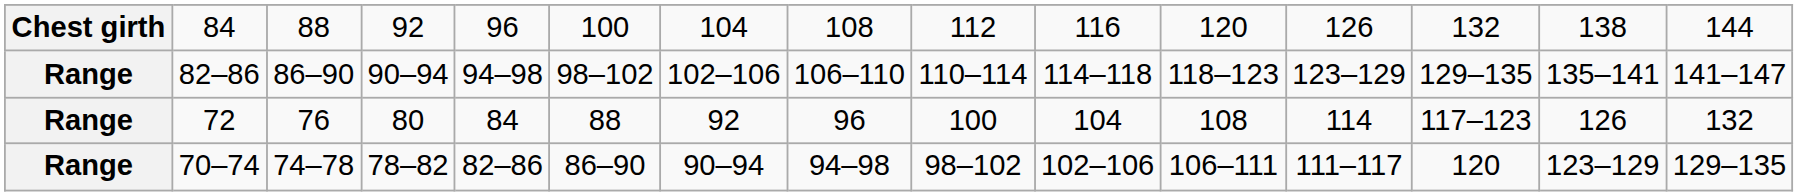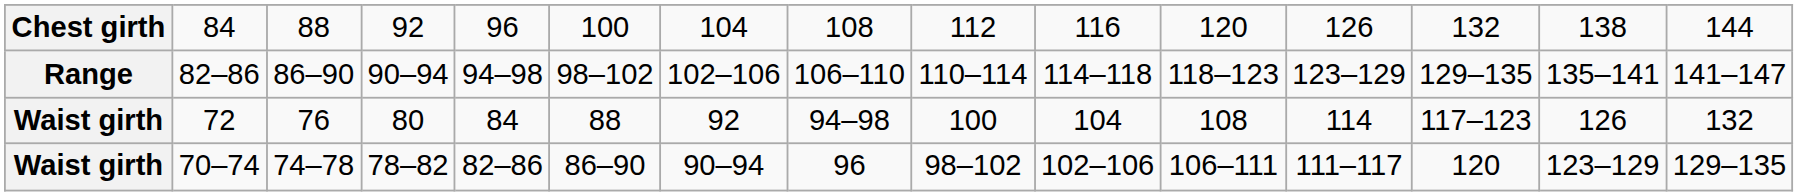(88, 119) Range -> (88, 119) Waist girth
(849, 119) 96 -> (849, 119) 94–98
(88, 166) Range -> (88, 166) Waist girth
(849, 166) 94–98 -> (849, 166) 96
